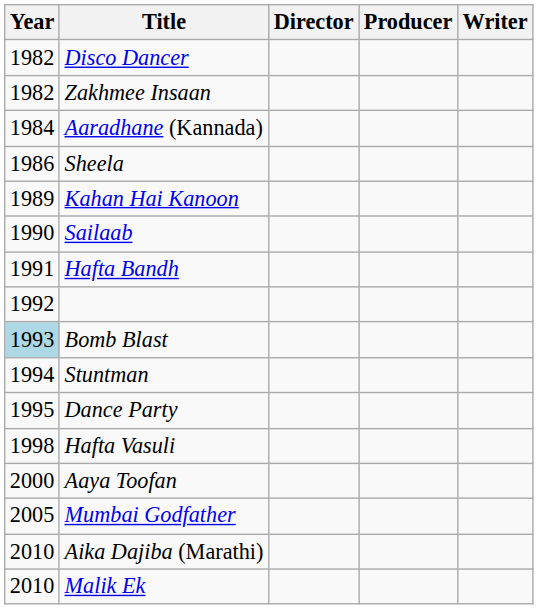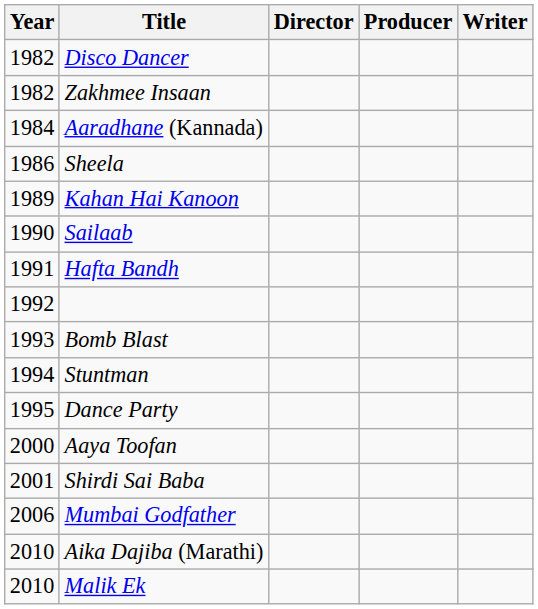(32, 339) lightblue background -> (32, 339) no background
- row: (120, 445)
+ row: (135, 480)
(32, 515) 2005 -> (32, 515) 2006
